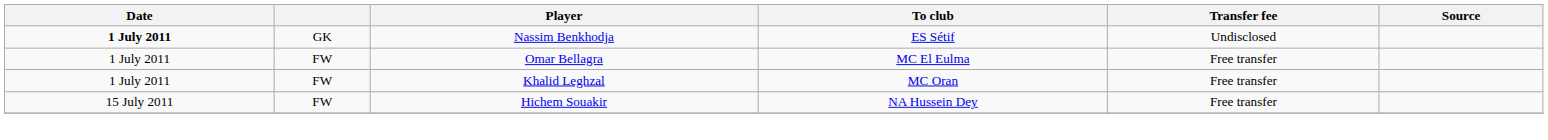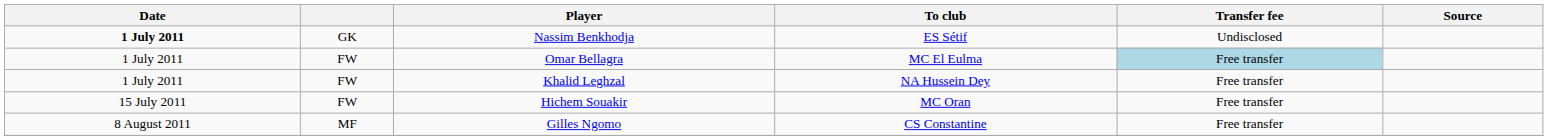(1243, 58) no background -> (1250, 58) lightblue background
(933, 80) MC Oran -> (945, 80) NA Hussein Dey
(933, 102) NA Hussein Dey -> (945, 102) MC Oran
+ row: (584, 123)
